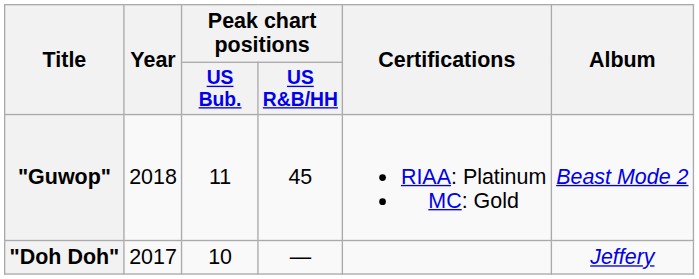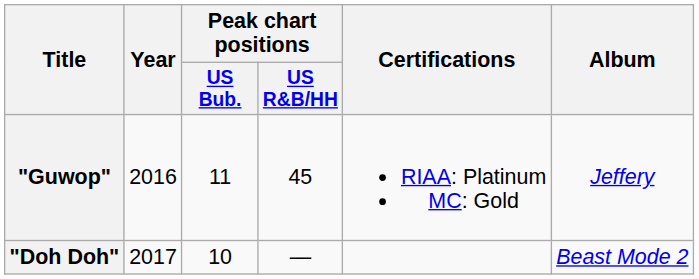(153, 177) 2018 -> (153, 177) 2016
(622, 177) Beast Mode 2 -> (622, 177) Jeffery
(622, 256) Jeffery -> (622, 256) Beast Mode 2
